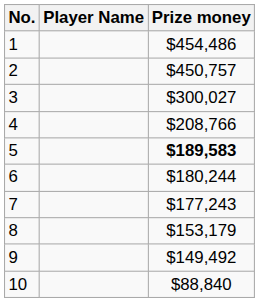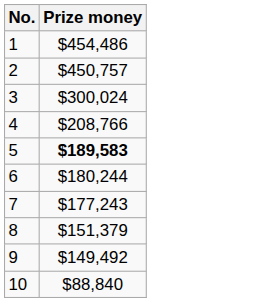- column: (94, 17)
(201, 97) $300,027 -> (93, 97) $300,024
(201, 230) $153,179 -> (93, 230) $151,379
